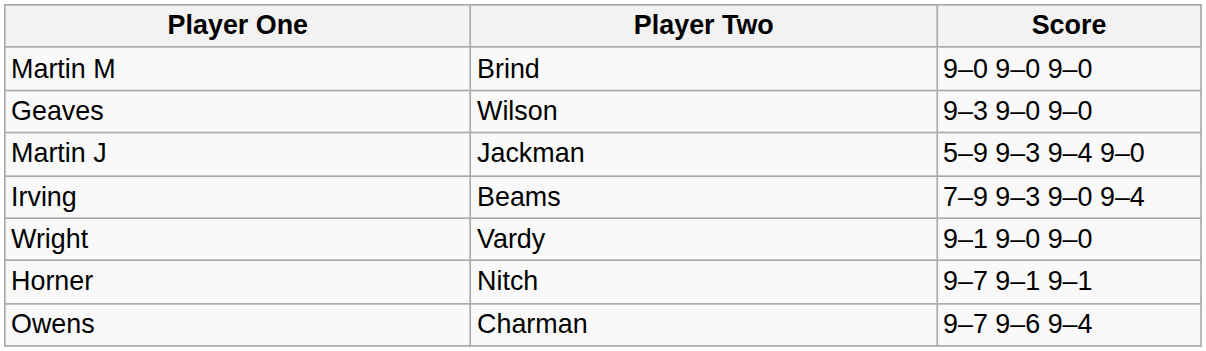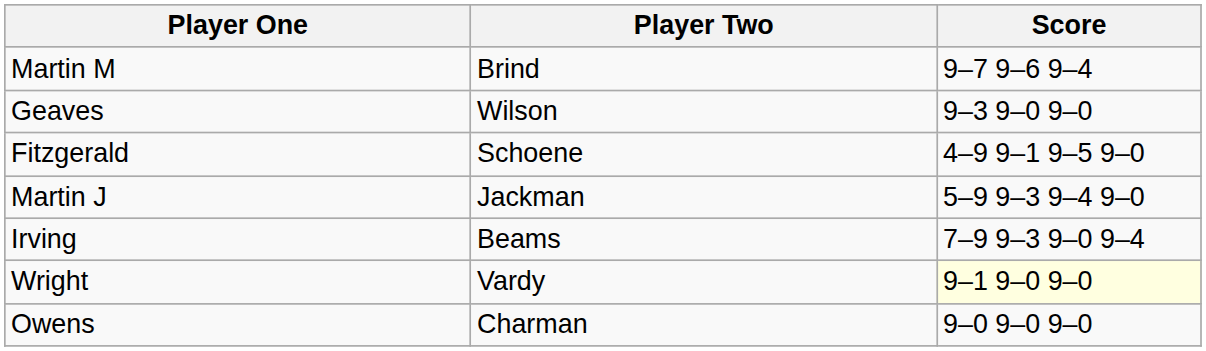(1018, 68) 9–0 9–0 9–0 -> (1018, 68) 9–7 9–6 9–4
+ row: (70, 153)
(1018, 238) no background -> (1018, 281) lightyellow background
- row: (52, 281)
(1018, 324) 9–7 9–6 9–4 -> (1018, 324) 9–0 9–0 9–0
